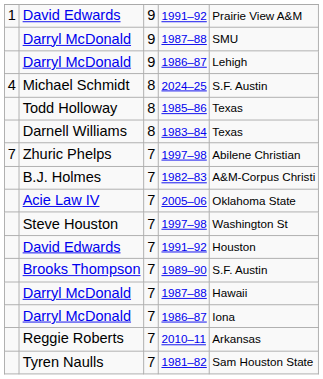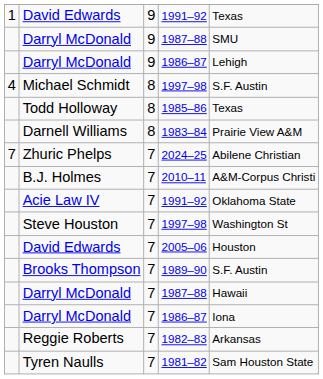(257, 16) Prairie View A&M -> (228, 16) Texas
(184, 85) 2024–25 -> (184, 85) 1997–98
(228, 131) Texas -> (257, 131) Prairie View A&M
(184, 155) 1997–98 -> (184, 155) 2024–25
(184, 178) 1982–83 -> (184, 178) 2010–11
(184, 201) 2005–06 -> (184, 201) 1991–92
(184, 247) 1991–92 -> (184, 247) 2005–06
(184, 339) 2010–11 -> (184, 339) 1982–83
